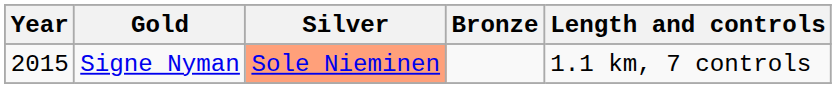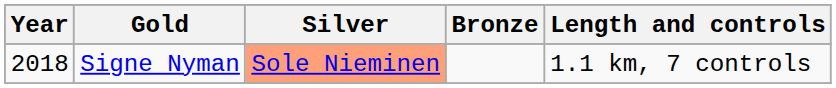(40, 64) 2015 -> (40, 64) 2018
